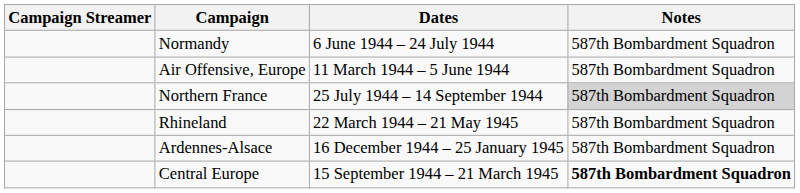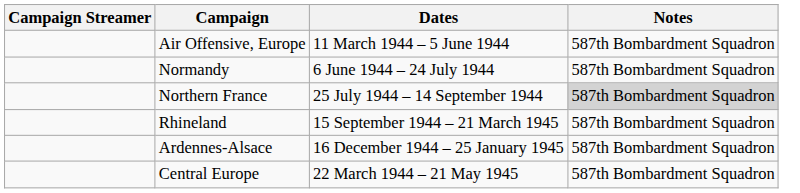rows swapped: (232, 69) <-> (194, 43)
(416, 122) 22 March 1944 – 21 May 1945 -> (436, 122) 15 September 1944 – 21 March 1945
(436, 174) 15 September 1944 – 21 March 1945 -> (416, 174) 22 March 1944 – 21 May 1945
(681, 174) bold -> (673, 174) normal
